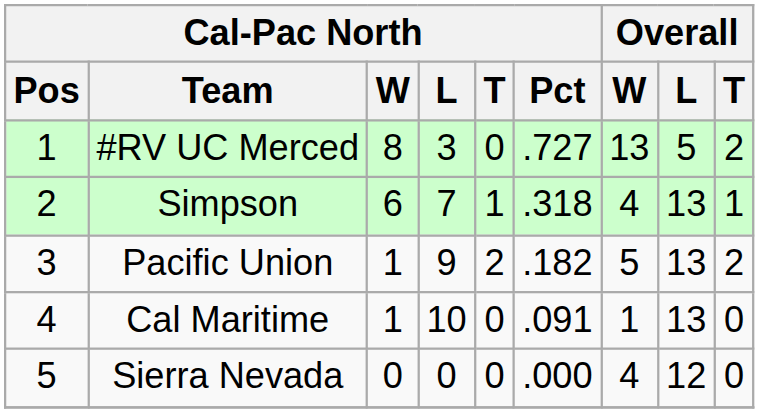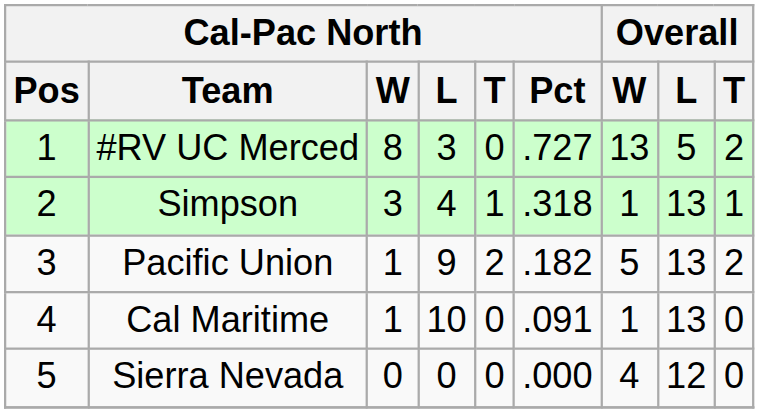(393, 205) 6 -> (393, 205) 3
(447, 205) 7 -> (447, 205) 4
(629, 205) 4 -> (629, 205) 1
